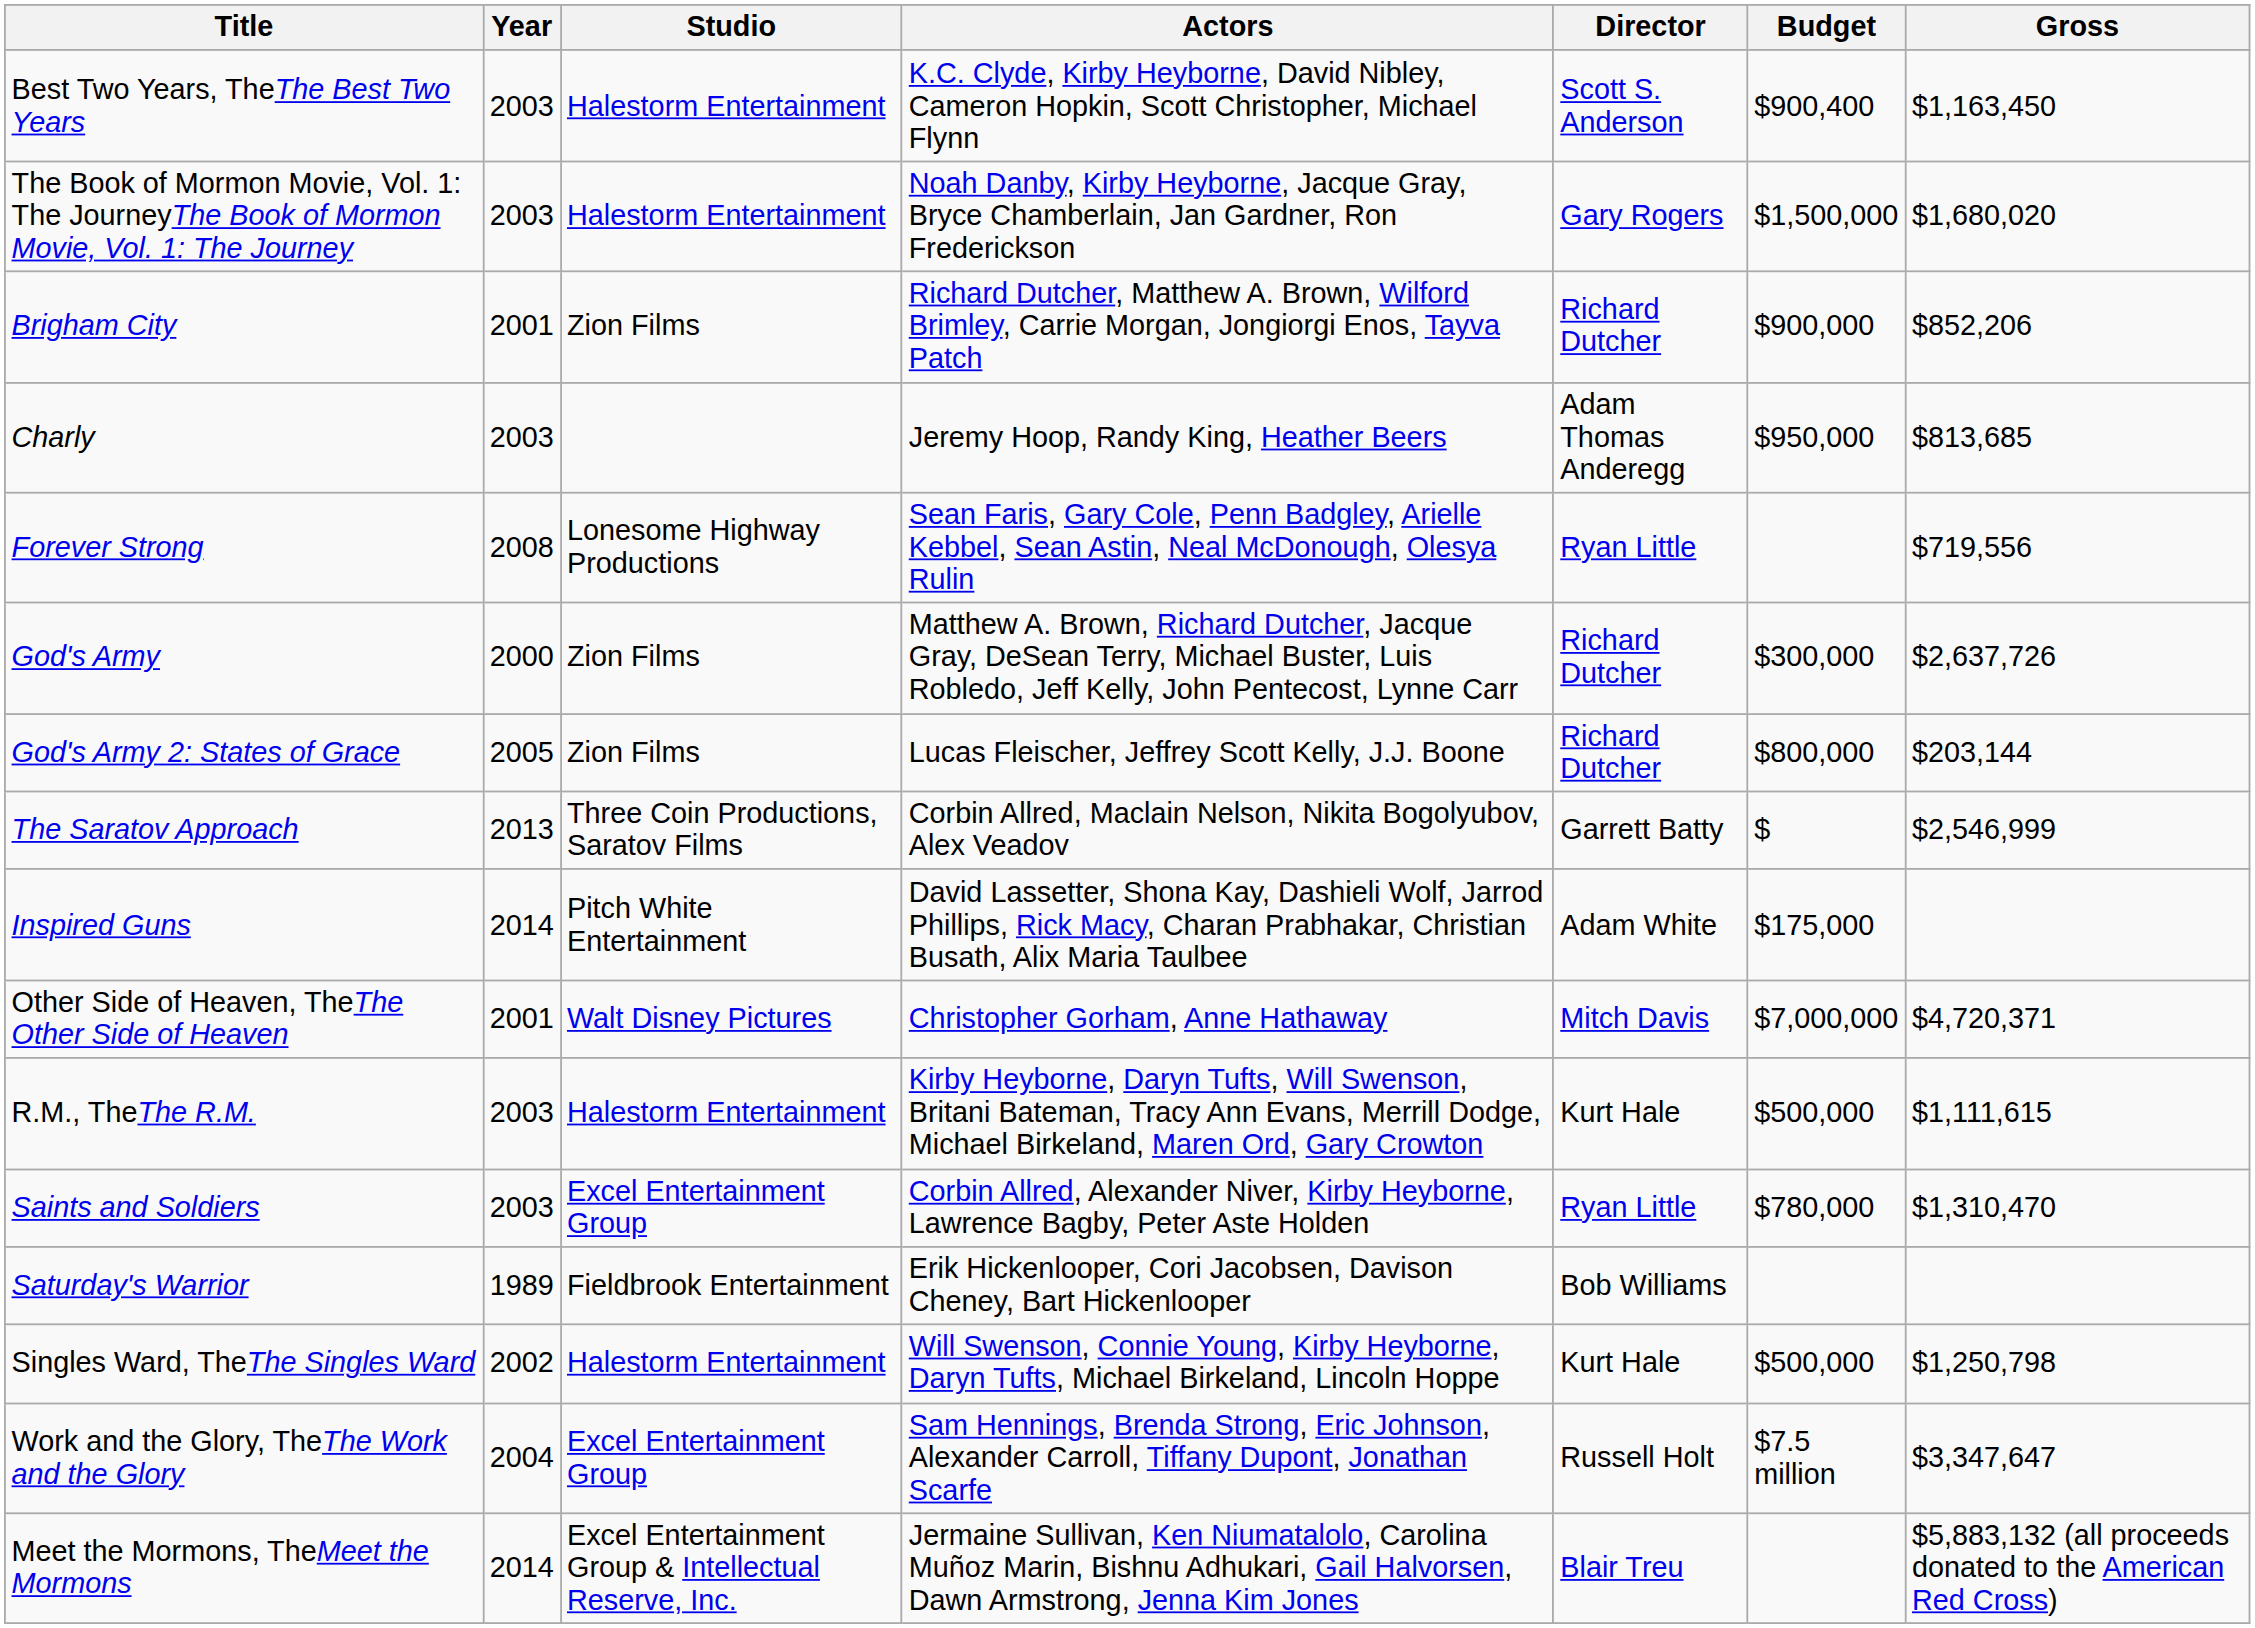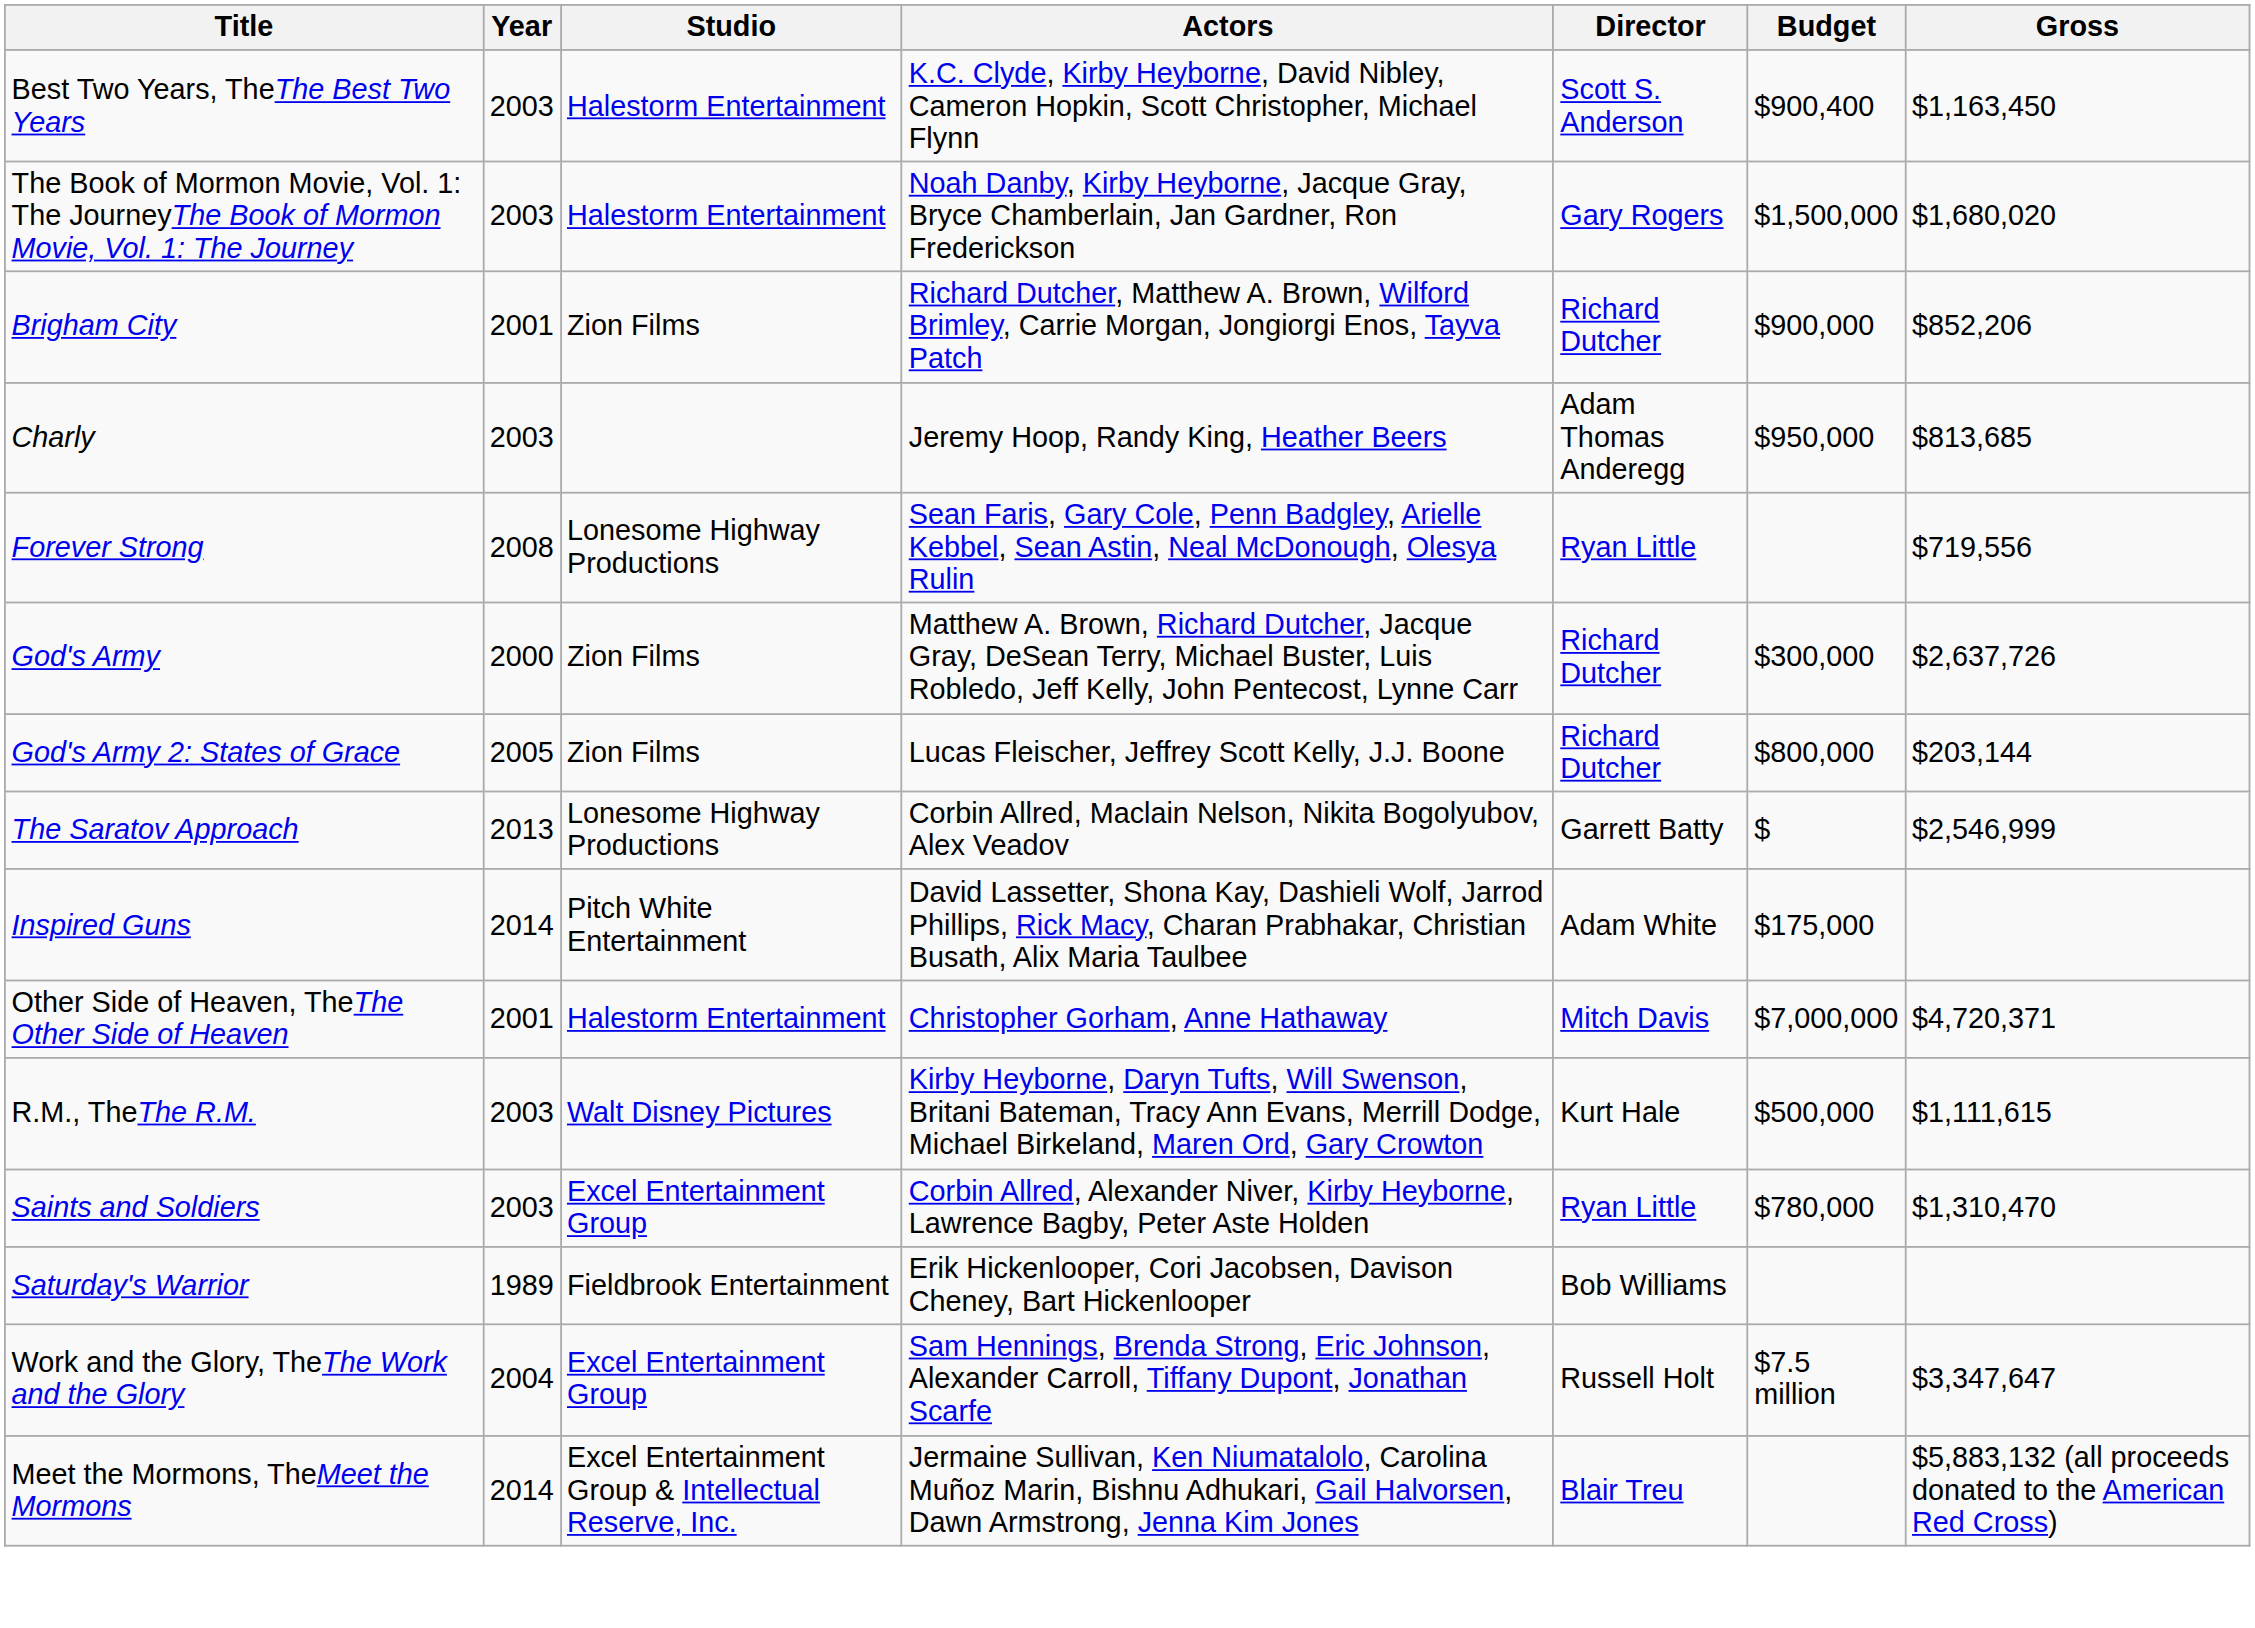(722, 830) Three Coin Productions, Saratov Films -> (693, 830) Lonesome Highway Productions
(699, 1018) Walt Disney Pictures -> (726, 1018) Halestorm Entertainment
(726, 1112) Halestorm Entertainment -> (699, 1112) Walt Disney Pictures
- row: (243, 1363)
